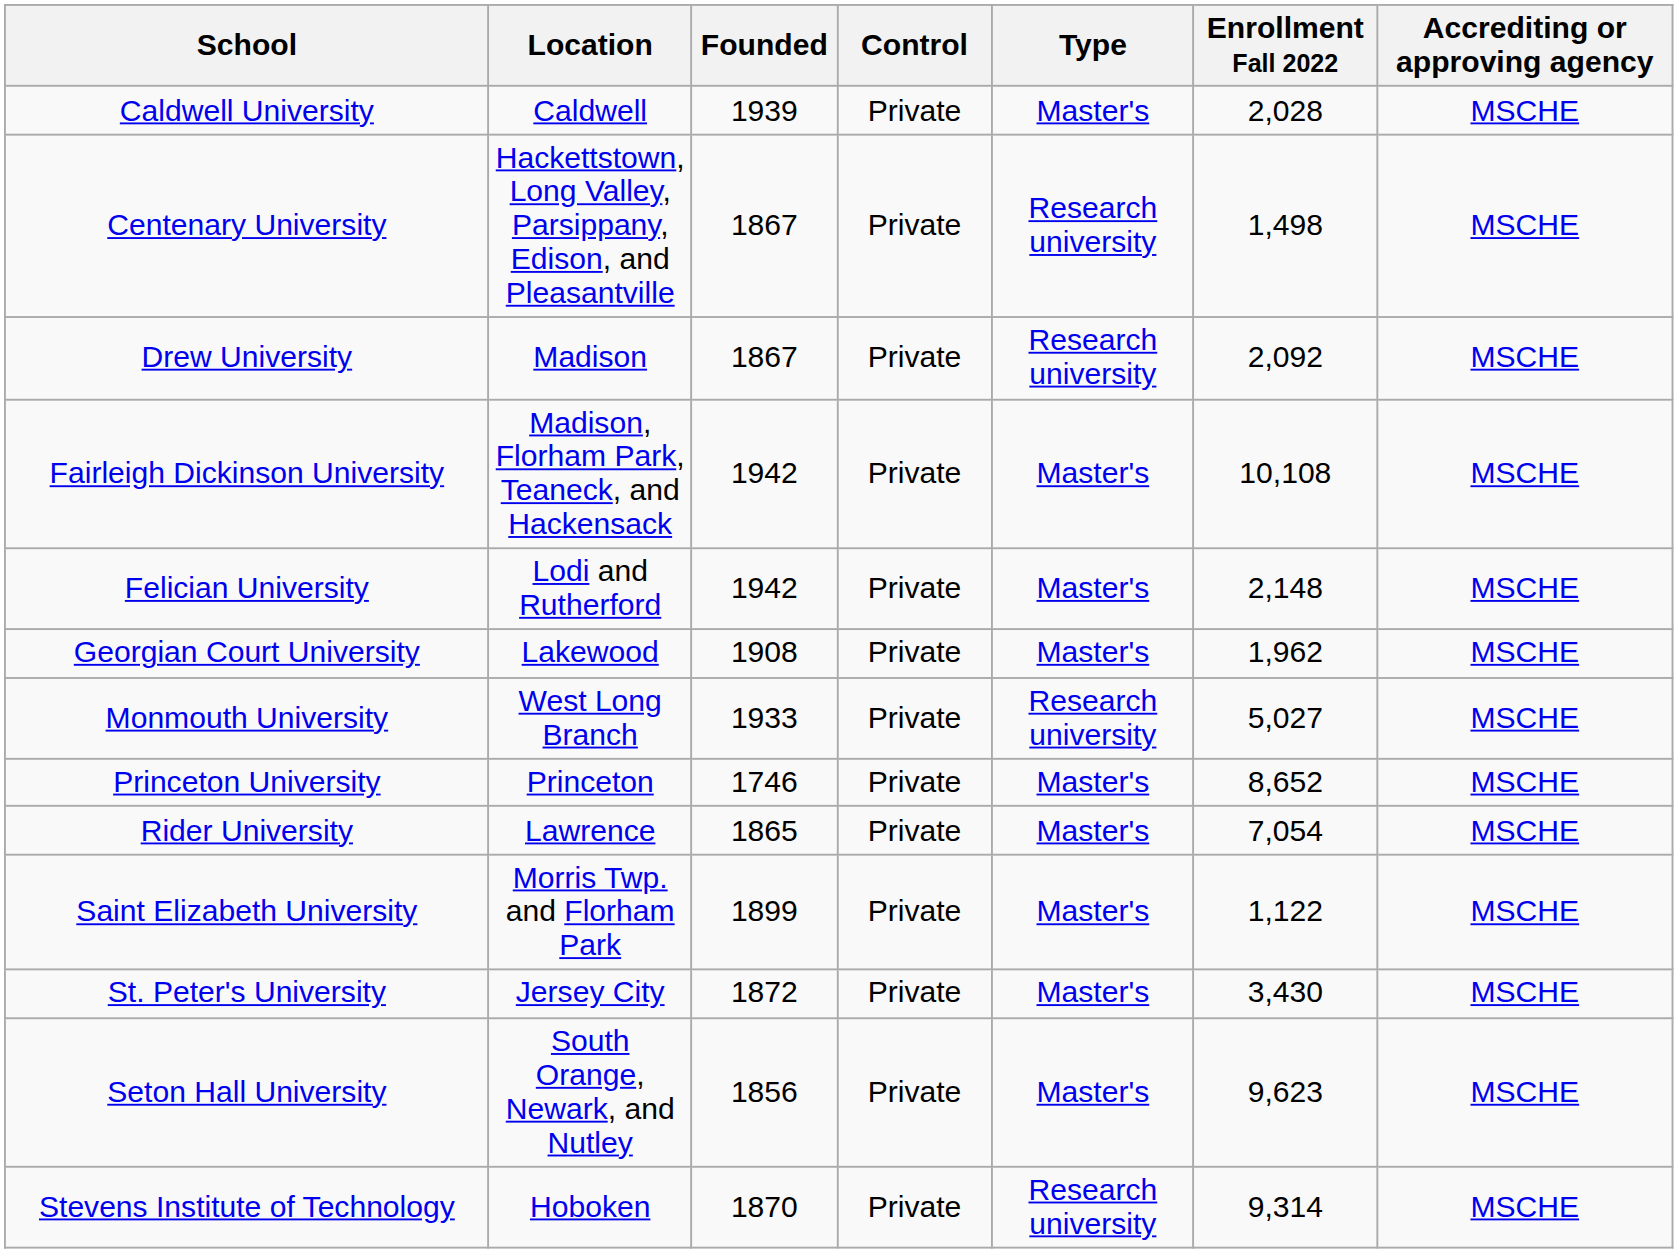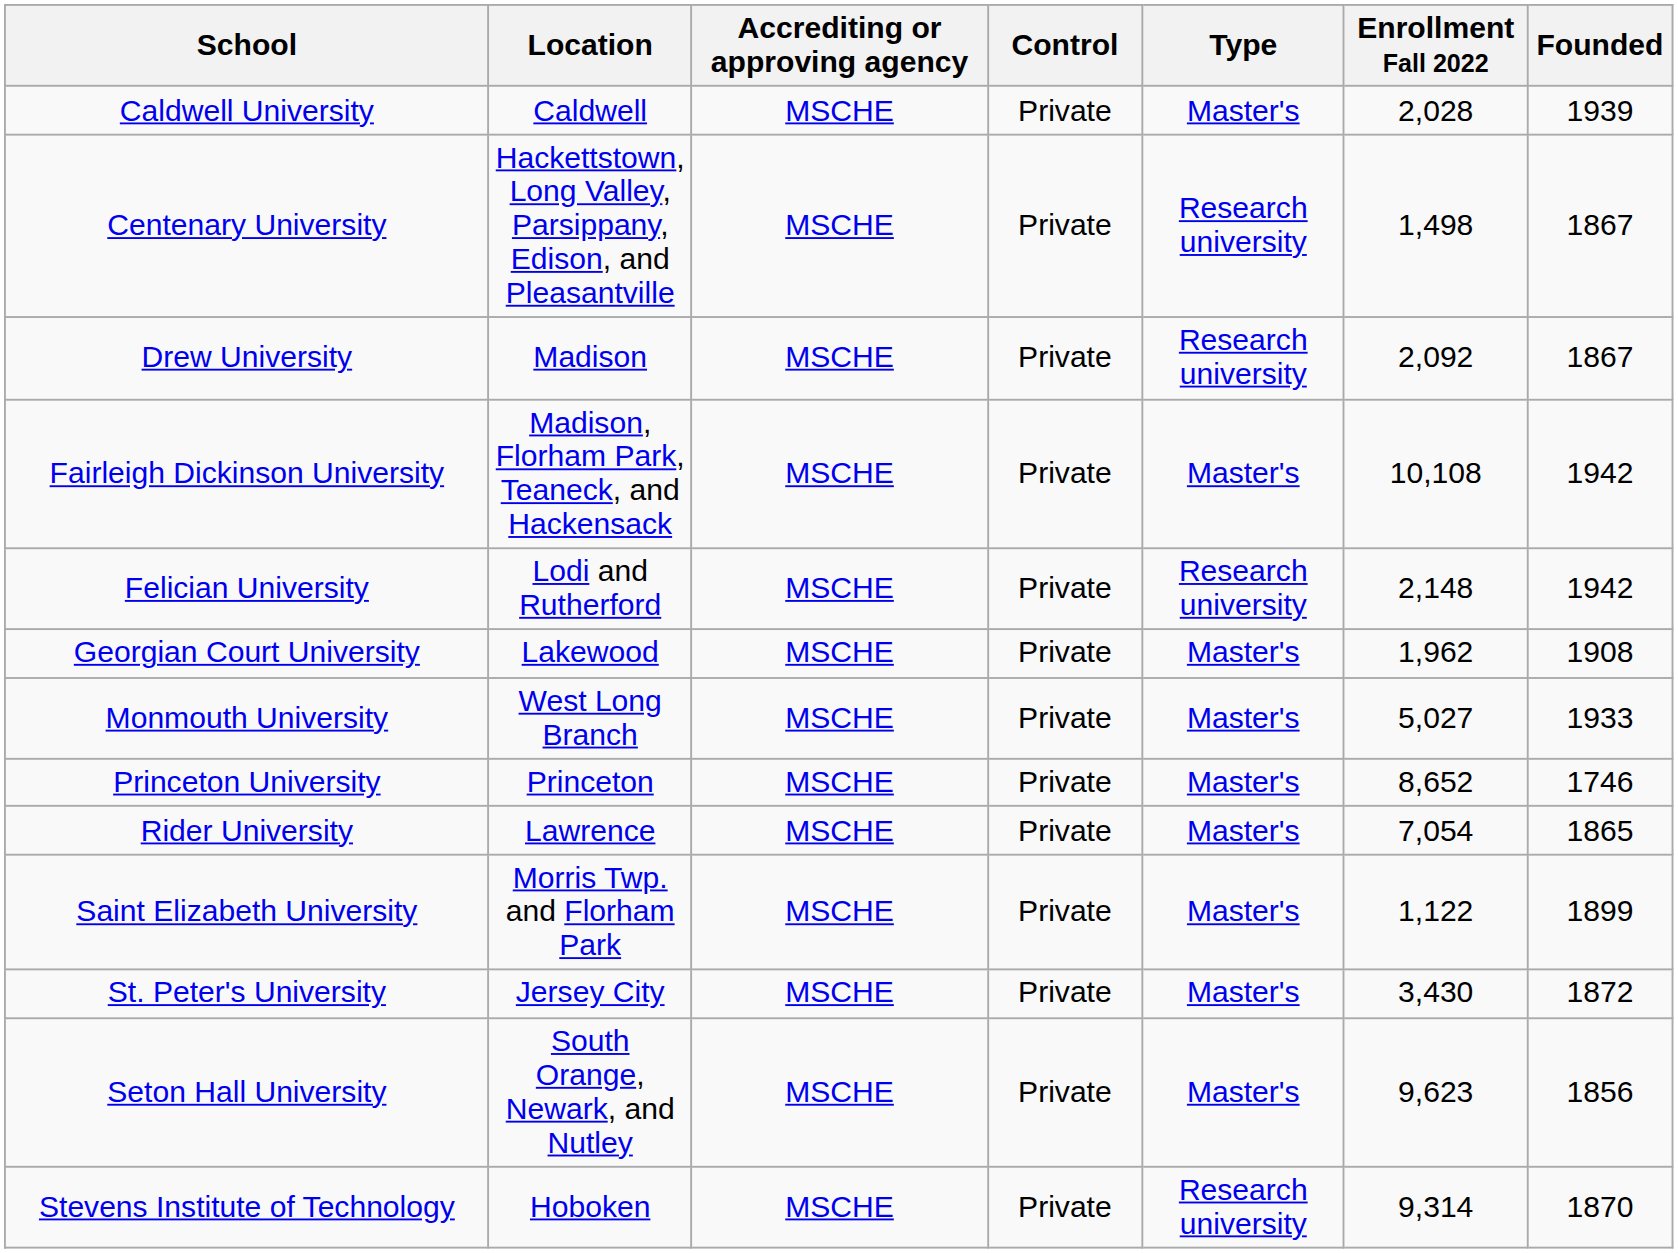columns swapped: (764, 45) <-> (1525, 45)
(1093, 588) Master's -> (1243, 588) Research university
(1093, 717) Research university -> (1243, 717) Master's
